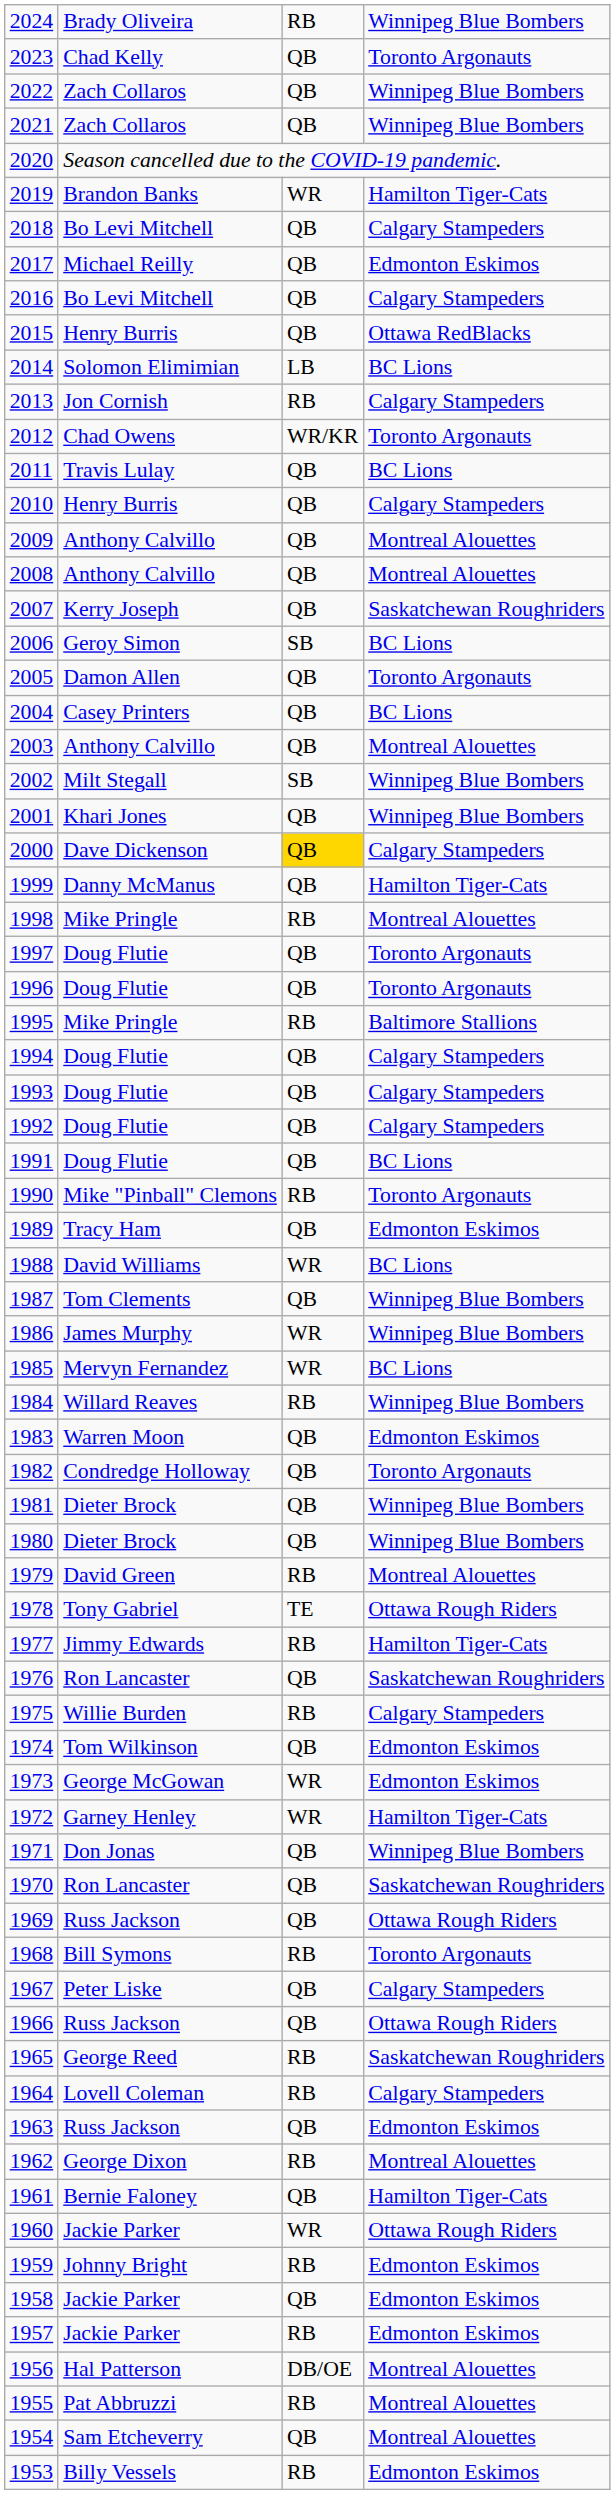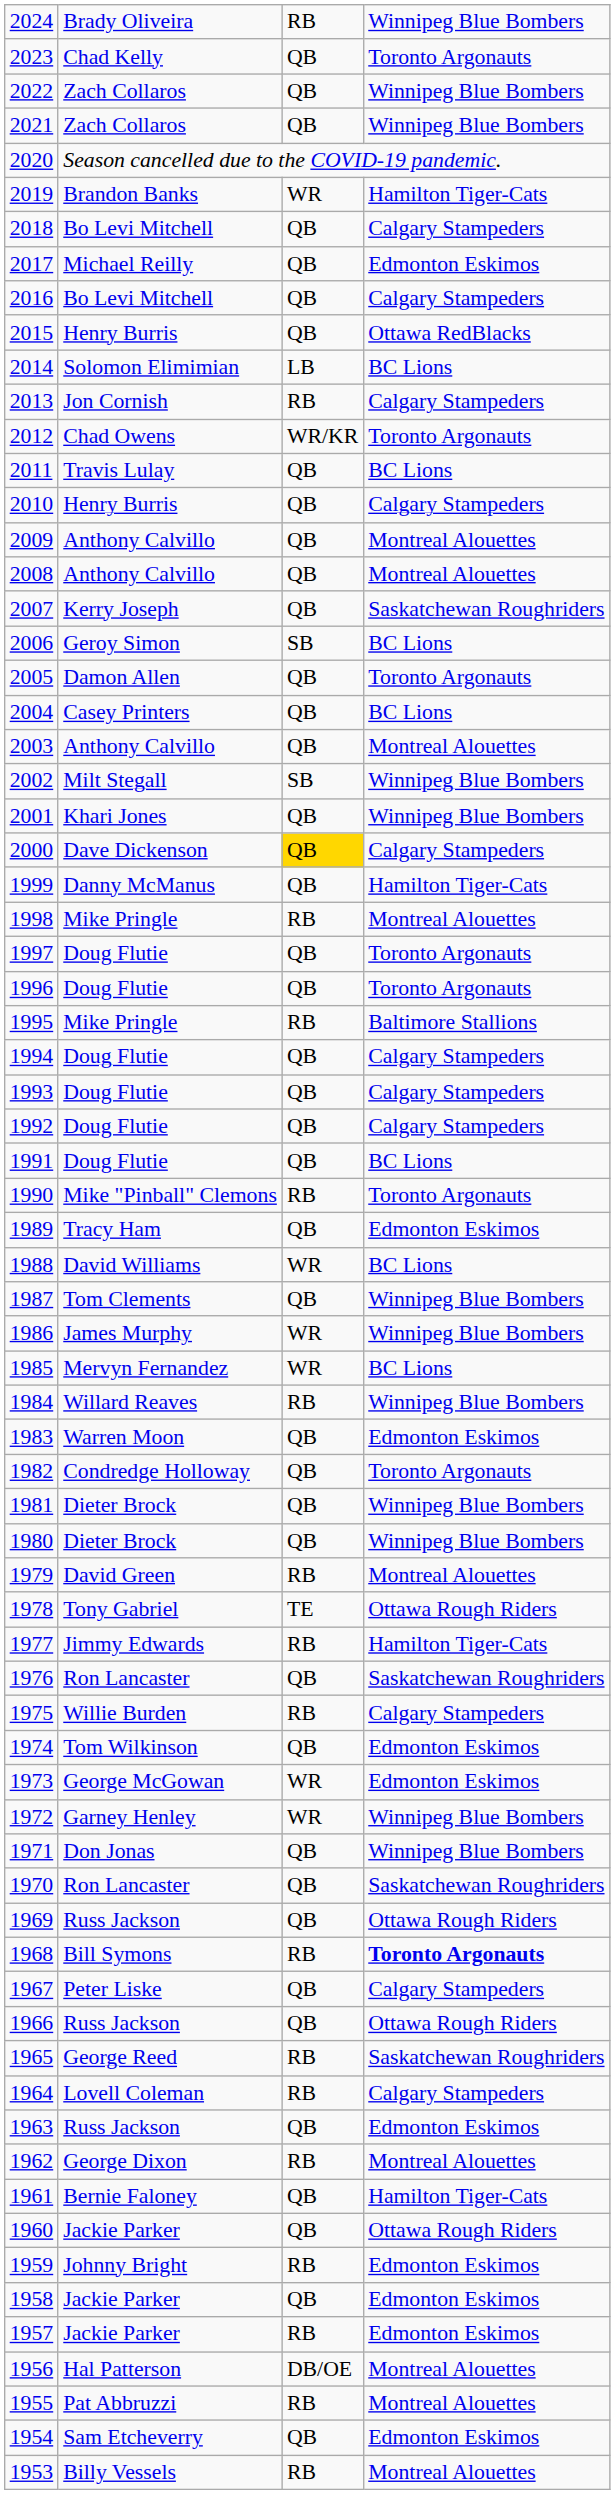(458, 1816) Hamilton Tiger-Cats -> (476, 1816) Winnipeg Blue Bombers
(450, 1954) normal -> (456, 1954) bold
(304, 2230) WR -> (302, 2230) QB
(452, 2437) Montreal Alouettes -> (454, 2437) Edmonton Eskimos
(454, 2471) Edmonton Eskimos -> (452, 2471) Montreal Alouettes
